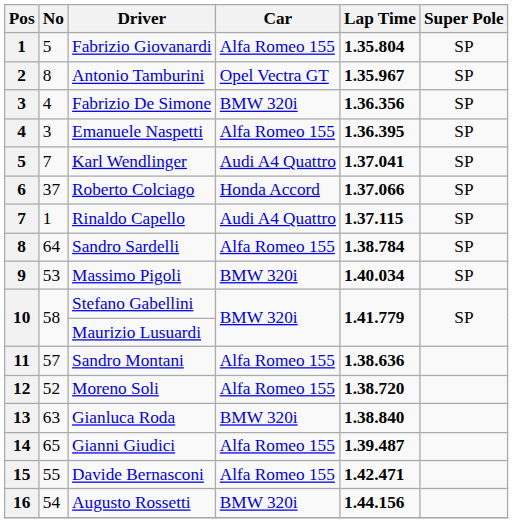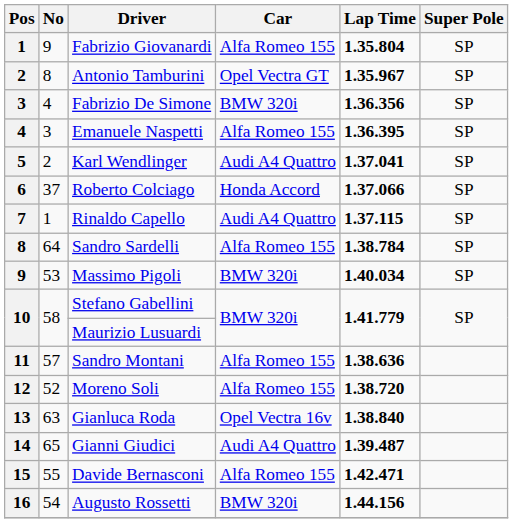(47, 46) 5 -> (47, 46) 9
(47, 160) 7 -> (47, 160) 2
(259, 417) BMW 320i -> (276, 417) Opel Vectra 16v
(277, 445) Alfa Romeo 155 -> (278, 445) Audi A4 Quattro
